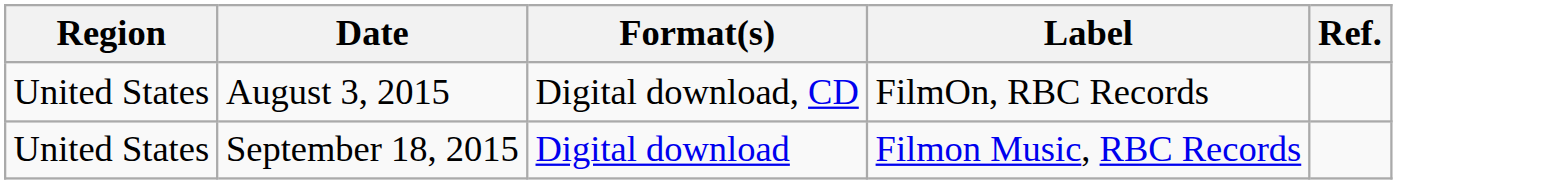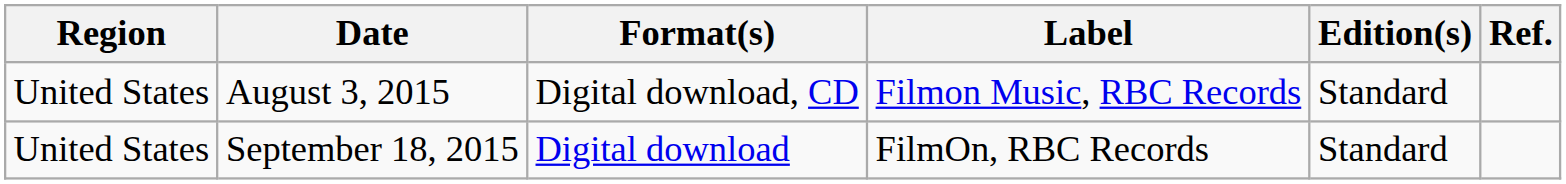+ column: (1395, 33)
(1042, 91) FilmOn, RBC Records -> (1088, 91) Filmon Music, RBC Records
(1088, 149) Filmon Music, RBC Records -> (1042, 149) FilmOn, RBC Records
